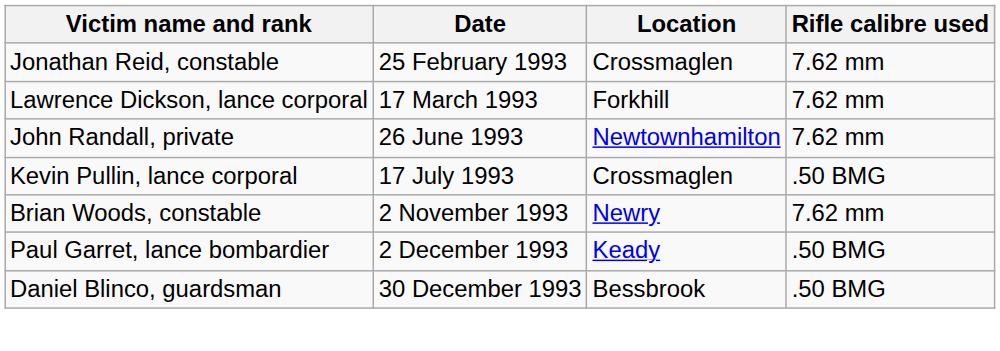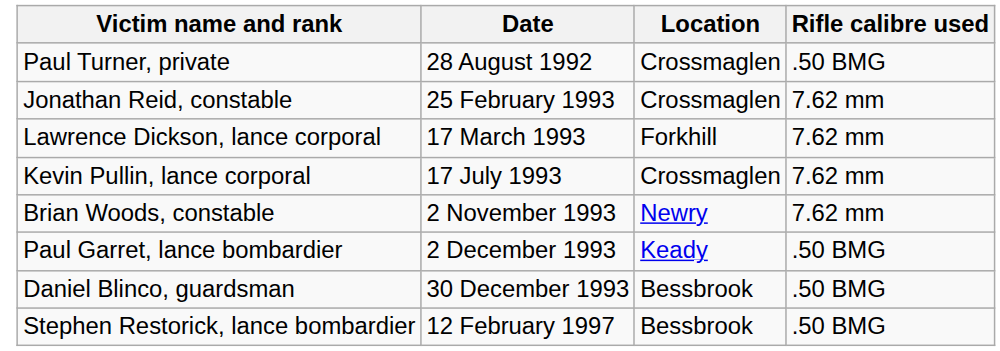+ row: (127, 62)
- row: (122, 137)
(839, 175) .50 BMG -> (838, 175) 7.62 mm
+ row: (219, 326)
